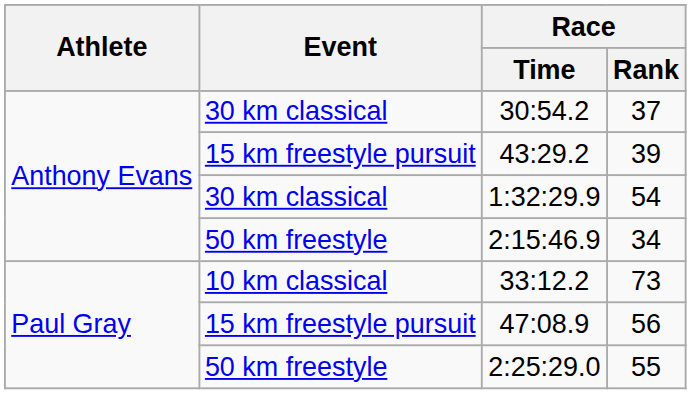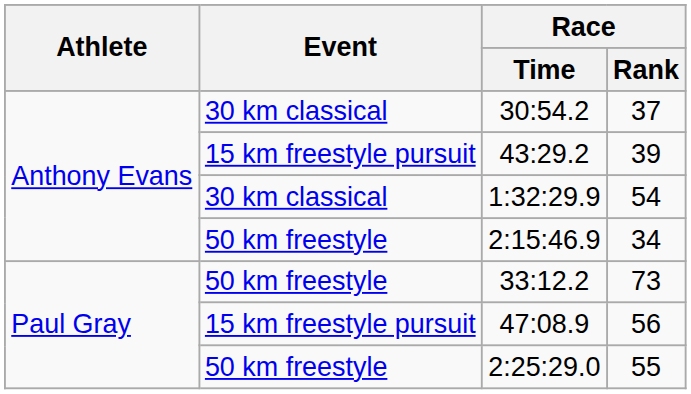(296, 282) 10 km classical -> (296, 282) 50 km freestyle
